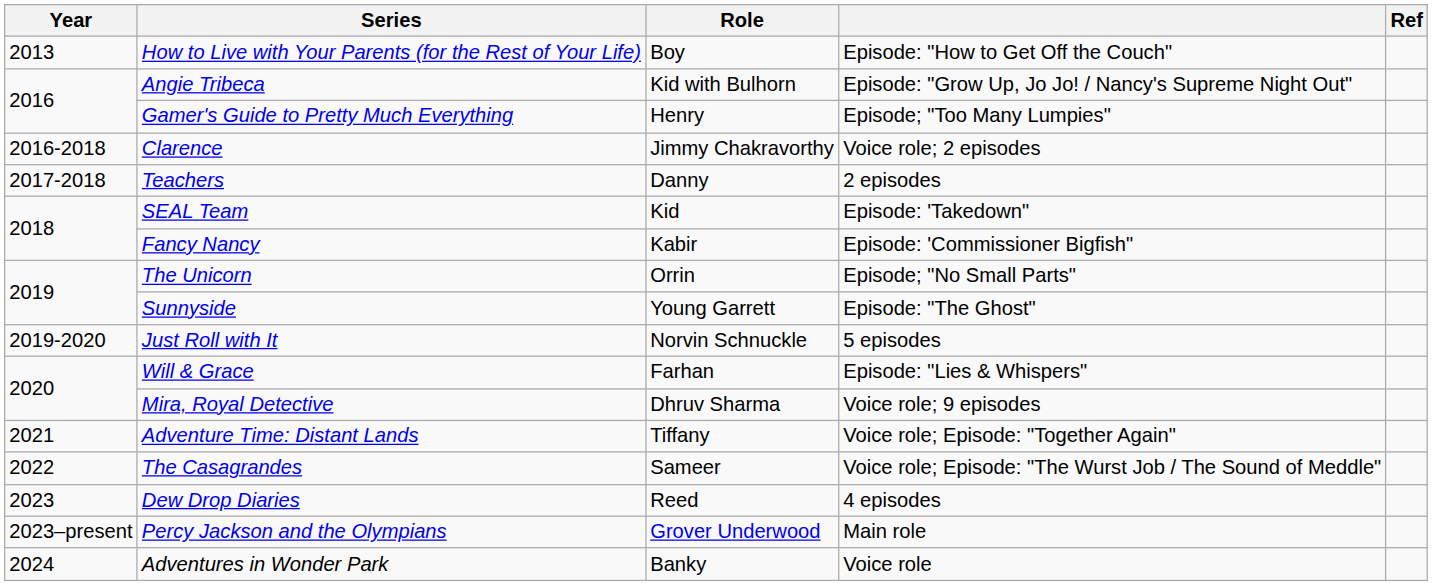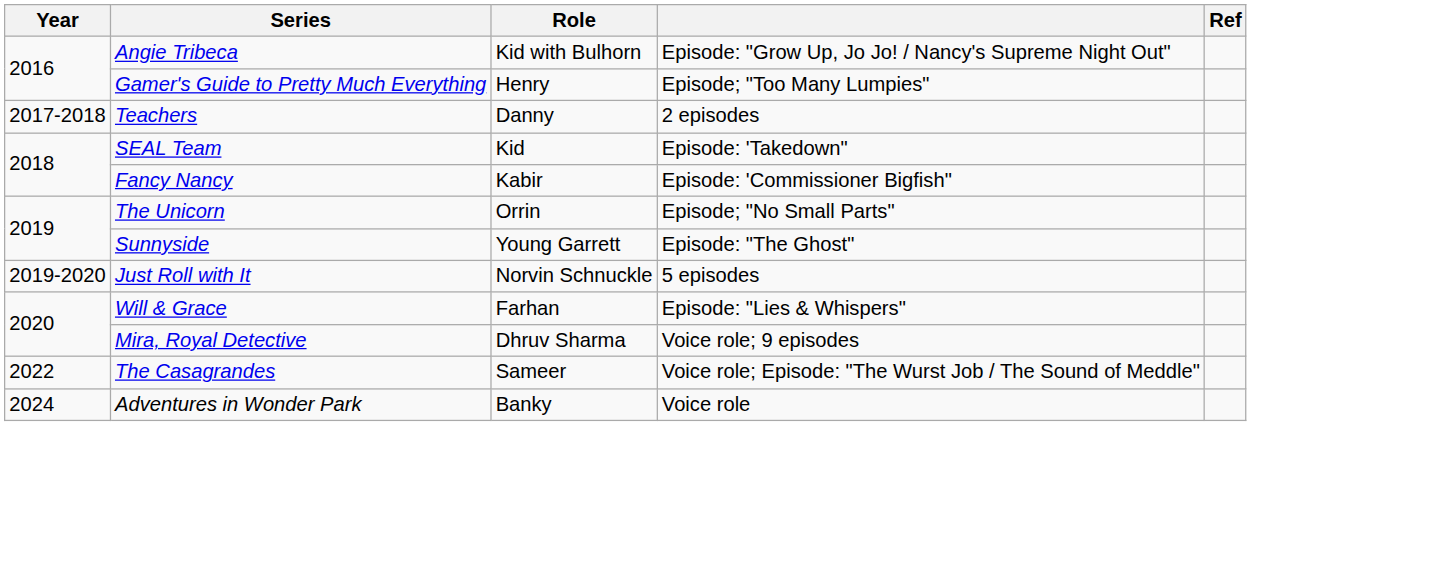- row: (391, 52)
- row: (182, 148)
- row: (280, 436)
- row: (221, 500)
- row: (294, 532)
